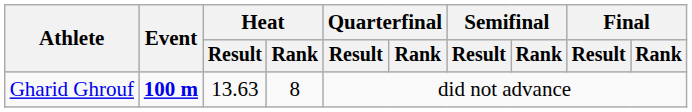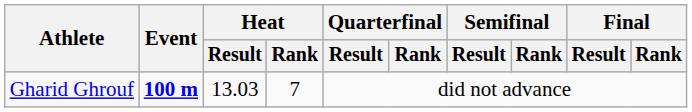(235, 89) 13.63 -> (235, 89) 13.03
(295, 89) 8 -> (295, 89) 7
